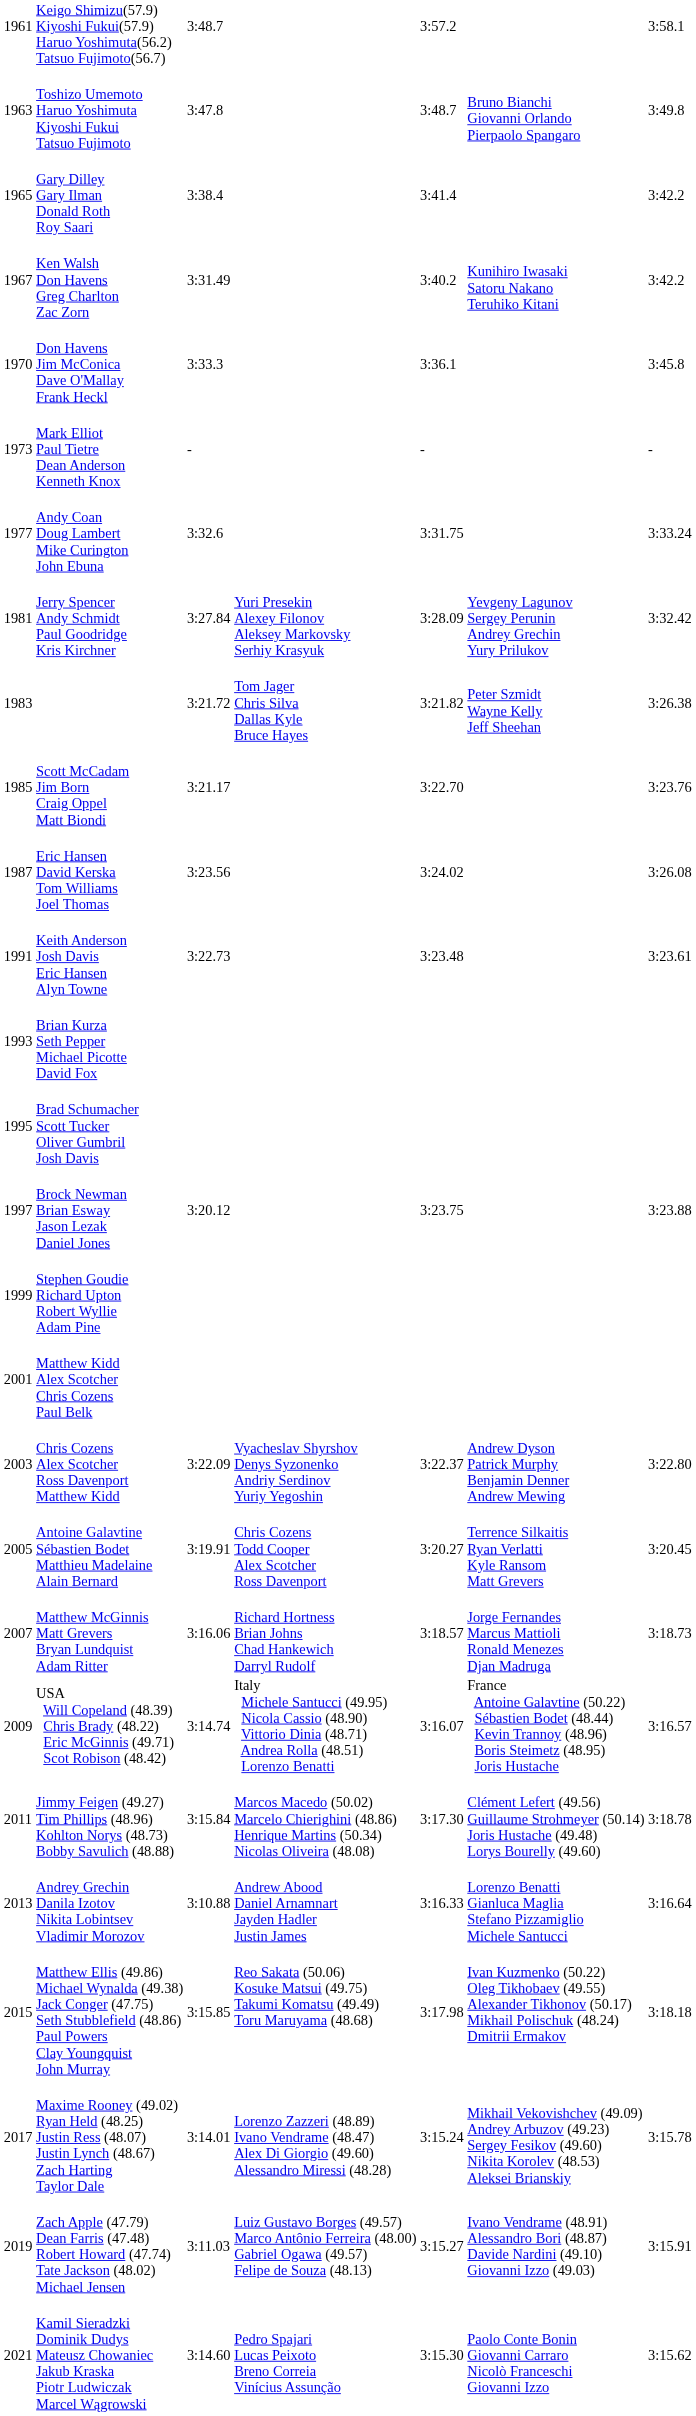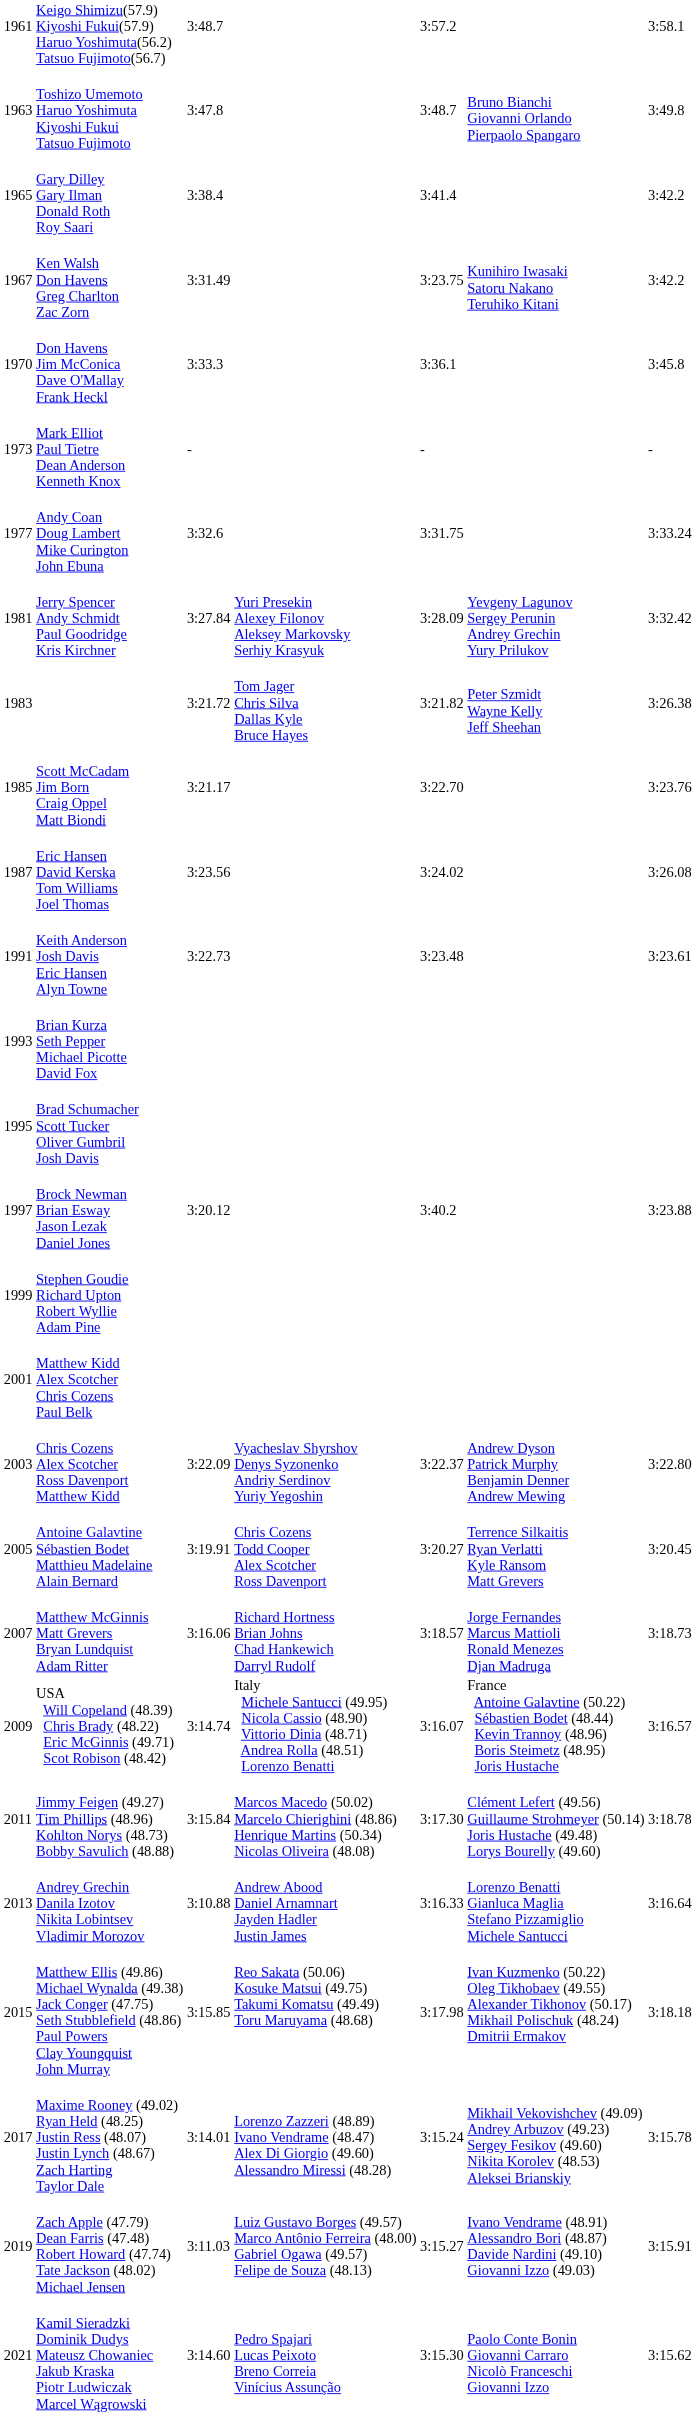(438, 280) 3:40.2 -> (442, 280) 3:23.75
(442, 1210) 3:23.75 -> (438, 1210) 3:40.2
